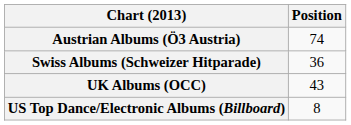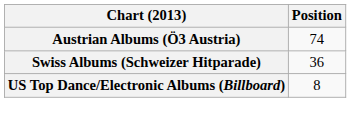- row: (146, 85)
